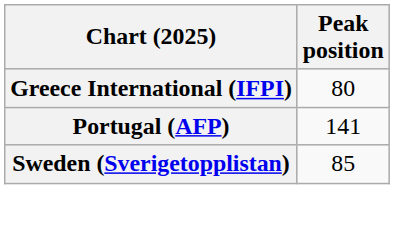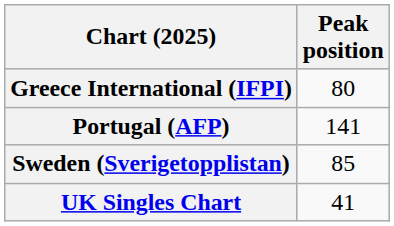+ row: (151, 201)
